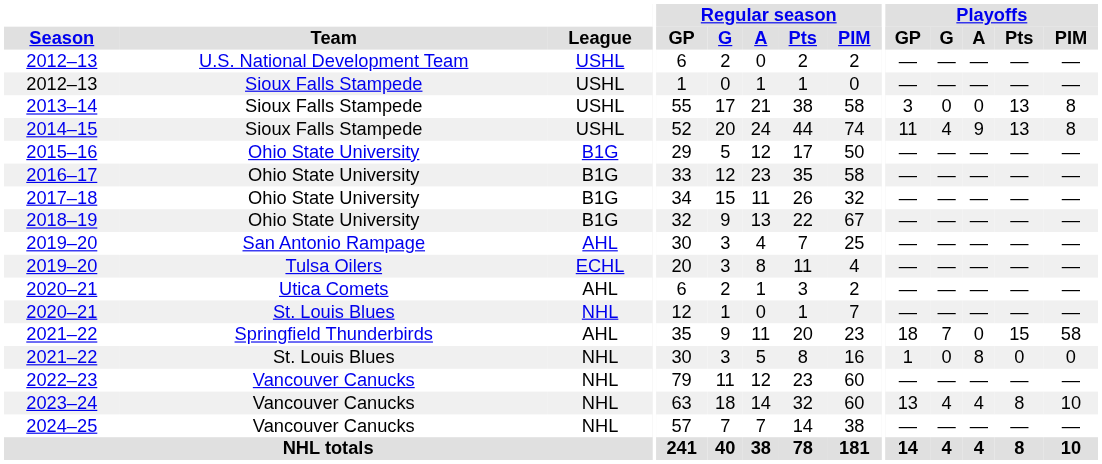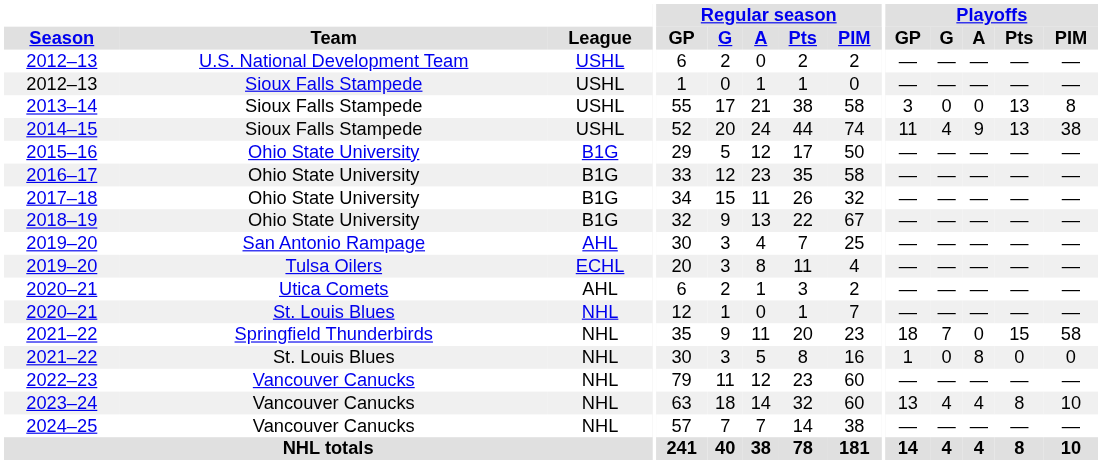(1071, 129) 8 -> (1071, 129) 38
(600, 334) AHL -> (600, 334) NHL
